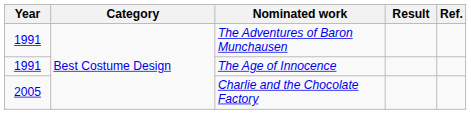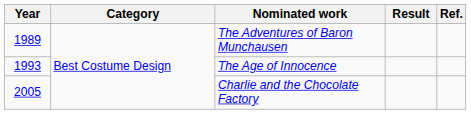(28, 40) 1991 -> (28, 40) 1989
(28, 66) 1991 -> (28, 66) 1993
